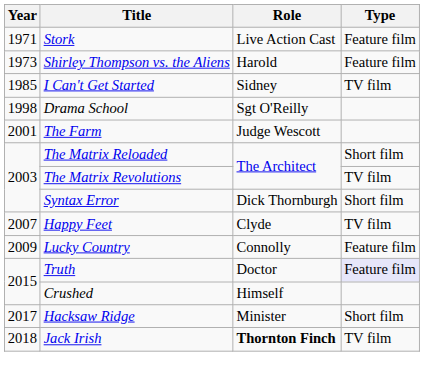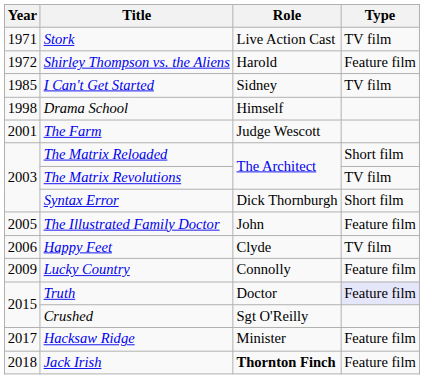(380, 39) Feature film -> (368, 39) TV film
(22, 62) 1973 -> (22, 62) 1972
(272, 108) Sgt O'Reilly -> (260, 108) Himself
+ row: (132, 223)
(22, 223) 2007 -> (22, 246) 2006
(260, 293) Himself -> (272, 316) Sgt O'Reilly
(374, 316) Short film -> (380, 339) Feature film
(368, 339) TV film -> (380, 362) Feature film
